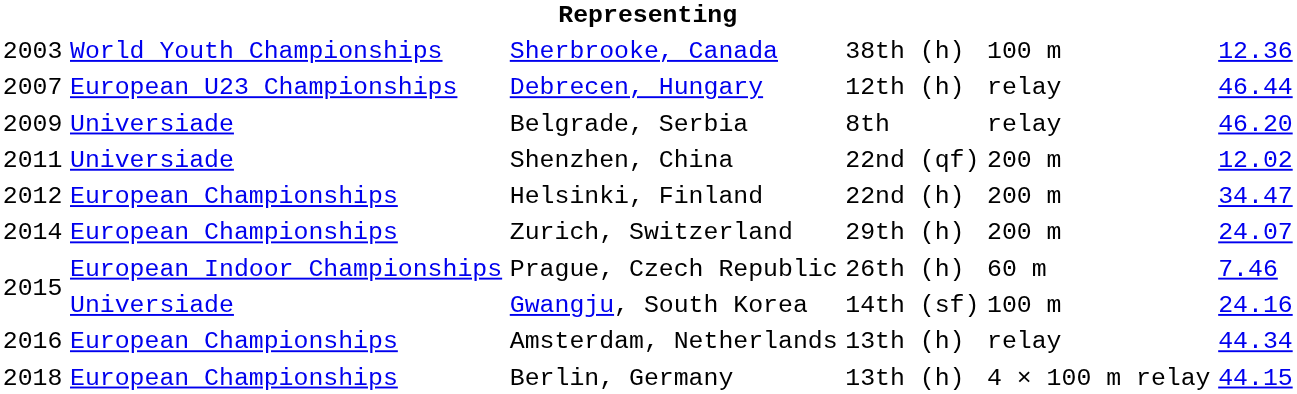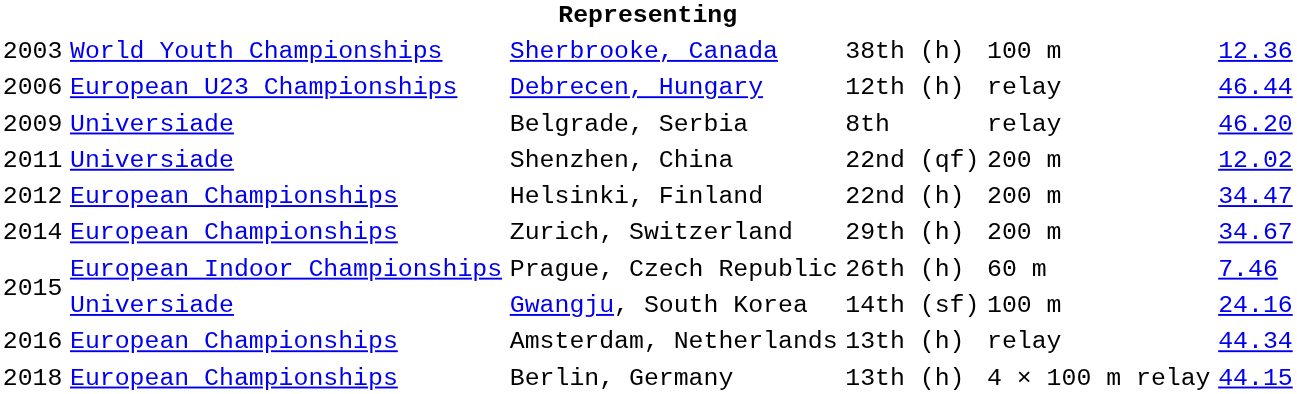(33, 88) 2007 -> (33, 88) 2006
(1255, 233) 24.07 -> (1255, 233) 34.67
